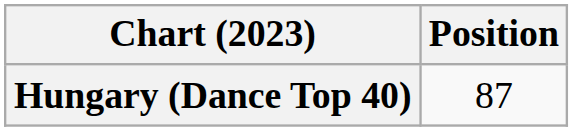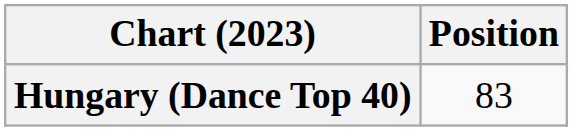(494, 94) 87 -> (494, 94) 83
